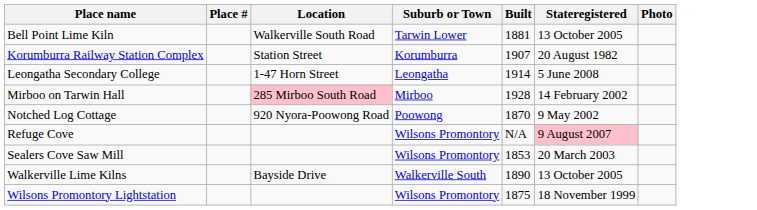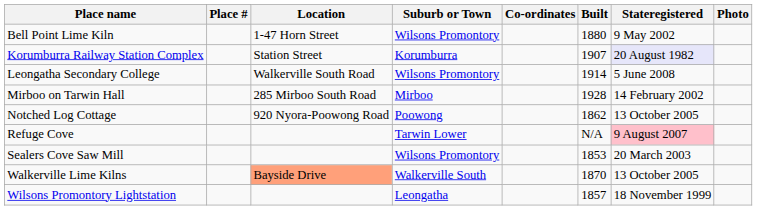+ column: (540, 14)
(314, 34) Walkerville South Road -> (296, 34) 1-47 Horn Street
(431, 34) Tarwin Lower -> (447, 34) Wilsons Promontory
(518, 34) 1881 -> (594, 34) 1880
(580, 34) 13 October 2005 -> (644, 34) 9 May 2002
(578, 54) no background -> (654, 54) lavender background
(296, 74) 1-47 Horn Street -> (314, 74) Walkerville South Road
(421, 74) Leongatha -> (447, 74) Wilsons Promontory
(315, 94) pink background -> (315, 94) no background
(518, 114) 1870 -> (594, 114) 1862
(568, 114) 9 May 2002 -> (656, 114) 13 October 2005
(447, 134) Wilsons Promontory -> (431, 134) Tarwin Lower
(290, 174) no background -> (290, 174) lightsalmon background
(518, 174) 1890 -> (594, 174) 1870
(447, 194) Wilsons Promontory -> (421, 194) Leongatha
(518, 194) 1875 -> (594, 194) 1857
